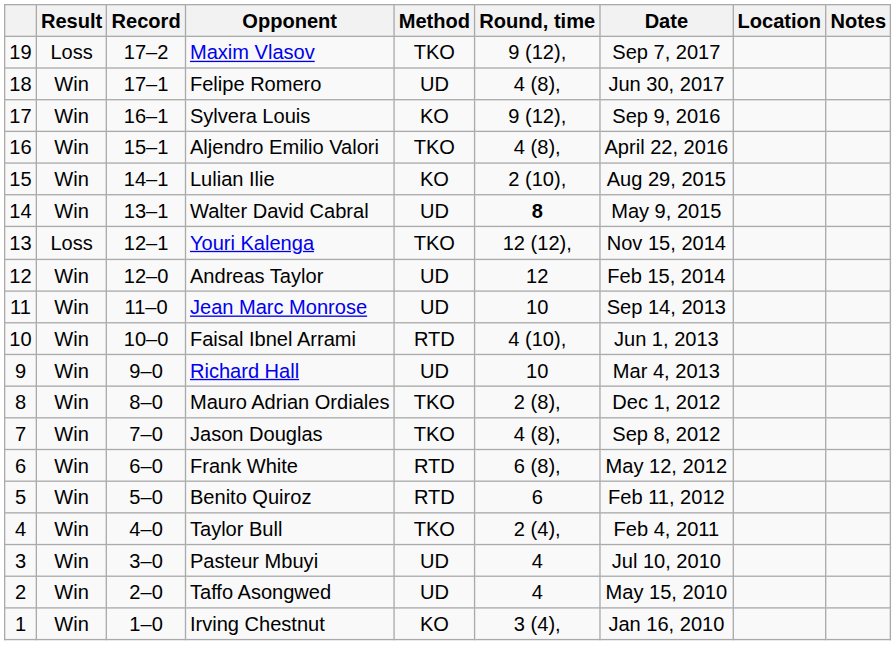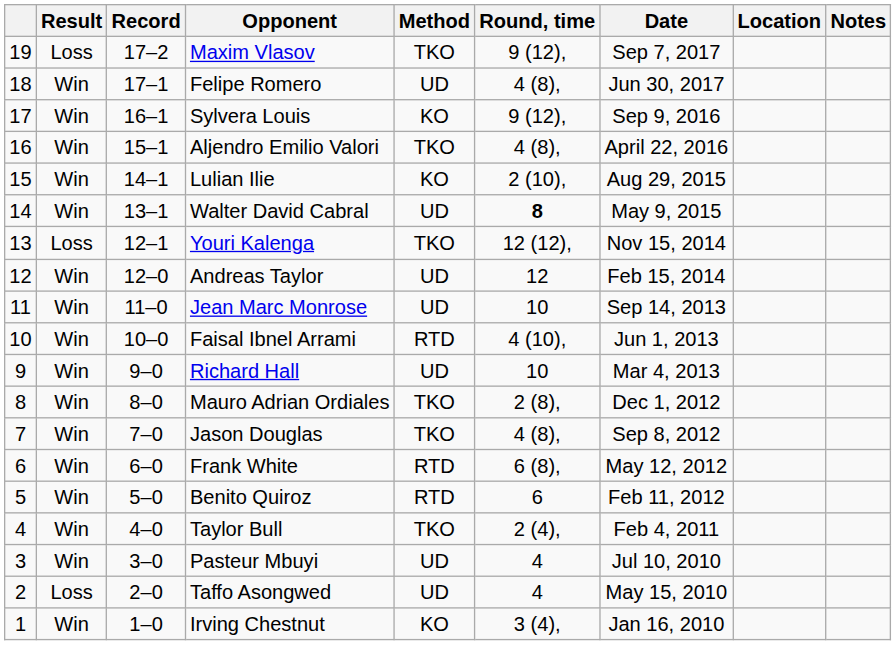(72, 592) Win -> (72, 592) Loss
